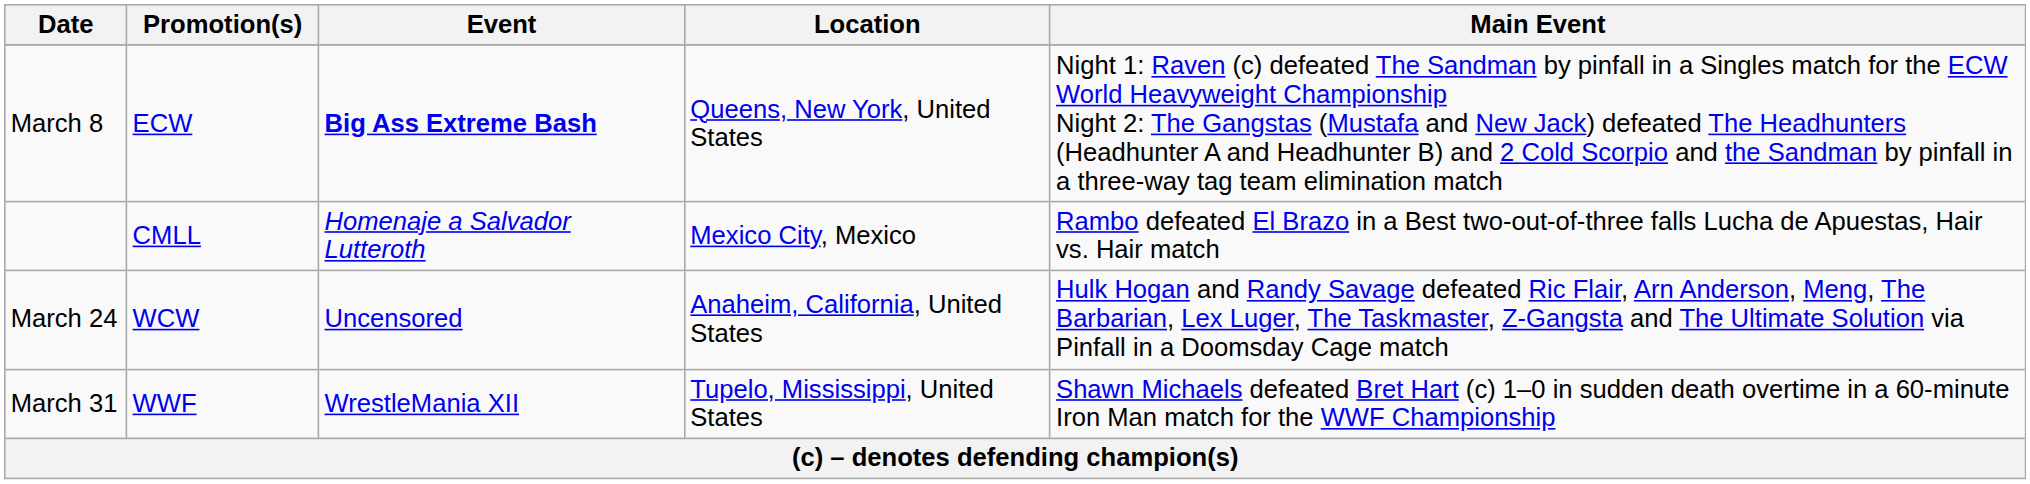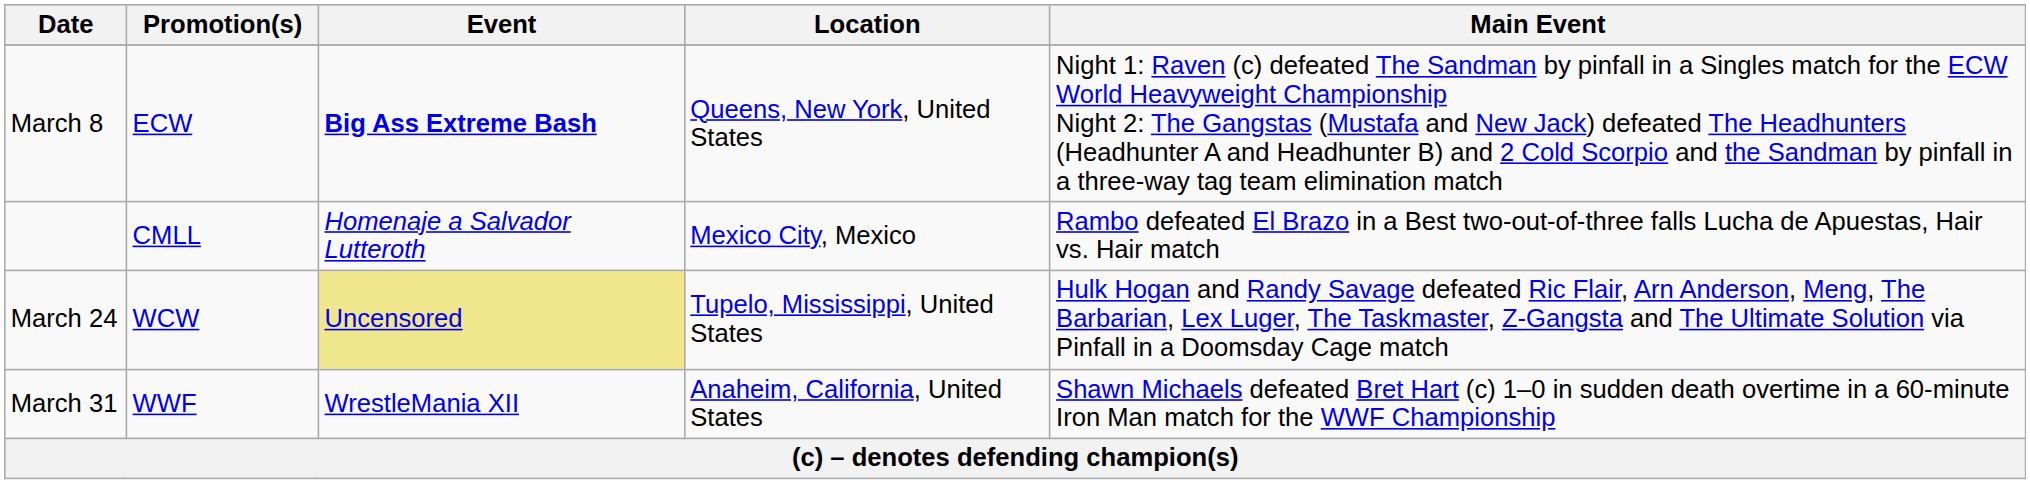(394, 319) no background -> (394, 319) khaki background
(846, 319) Anaheim, California, United States -> (842, 319) Tupelo, Mississippi, United States
(842, 403) Tupelo, Mississippi, United States -> (846, 403) Anaheim, California, United States
